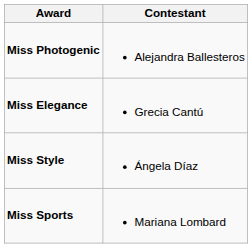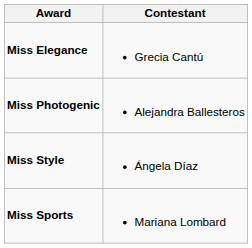rows swapped: (53, 50) <-> (47, 105)
